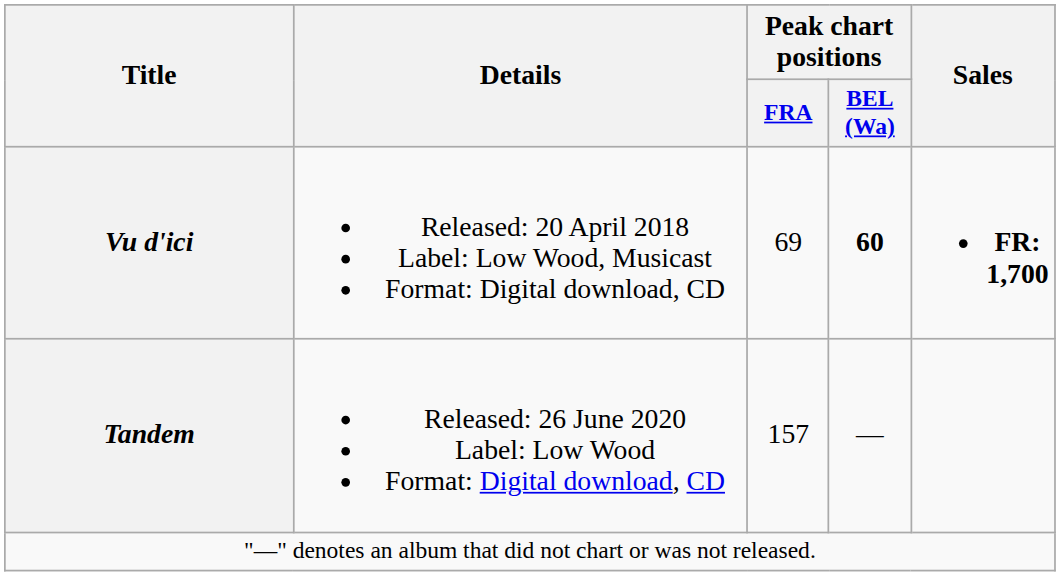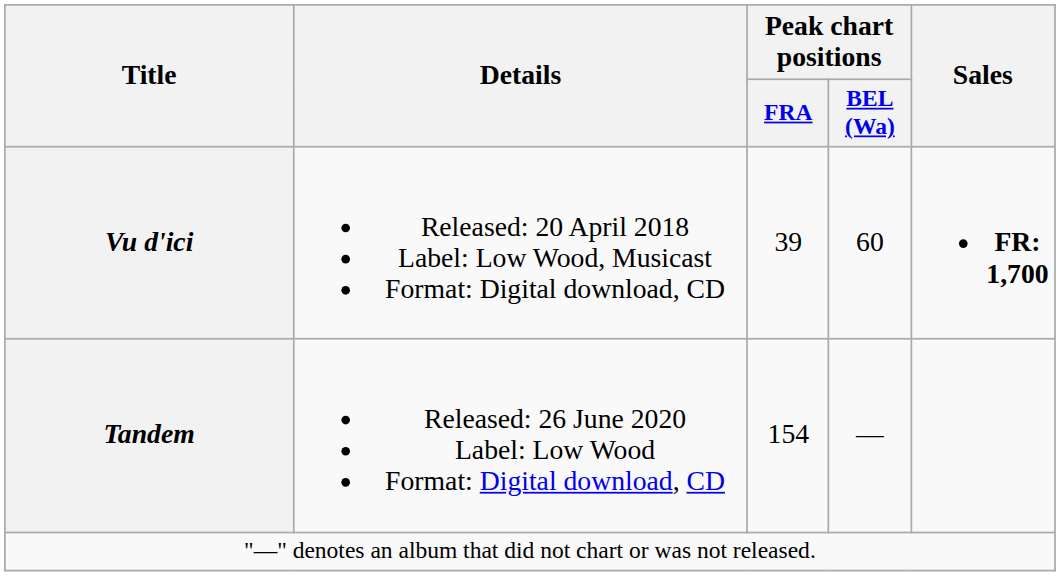(788, 242) 69 -> (788, 242) 39
(870, 242) bold -> (870, 242) normal
(788, 435) 157 -> (788, 435) 154
